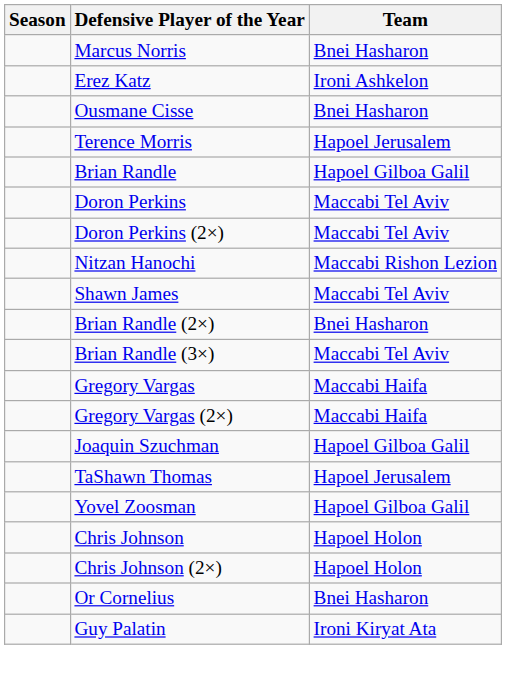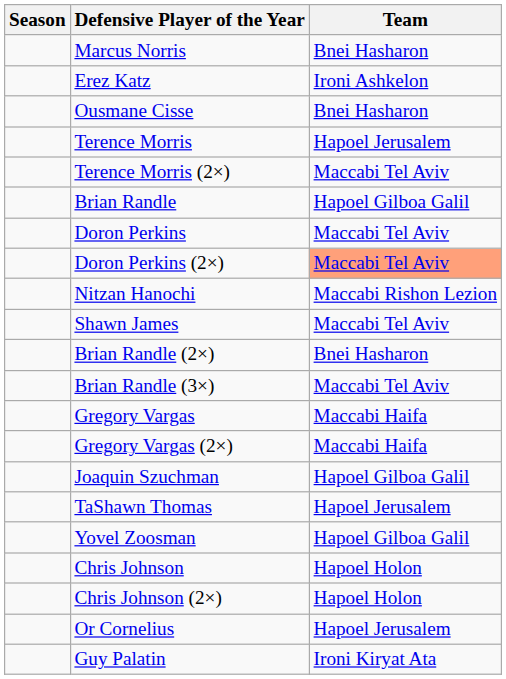+ row: (152, 171)
(381, 232) no background -> (381, 263) lightsalmon background
(371, 598) Bnei Hasharon -> (382, 628) Hapoel Jerusalem
